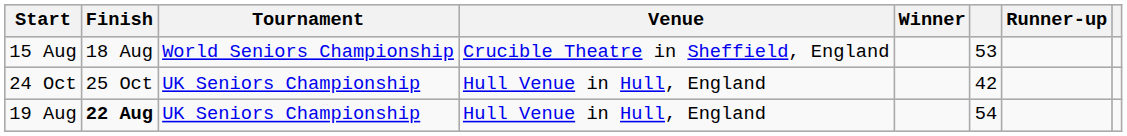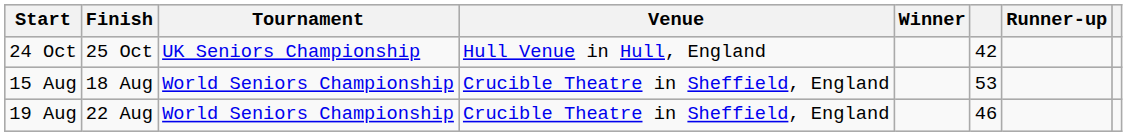rows swapped: (43, 52) <-> (43, 83)
(119, 115) bold -> (119, 115) normal
(291, 115) UK Seniors Championship -> (308, 115) World Seniors Championship
(614, 115) Hull Venue in Hull, England -> (676, 115) Crucible Theatre in Sheffield, England
(986, 115) 54 -> (986, 115) 46
